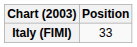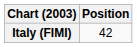(106, 33) 33 -> (106, 33) 42
